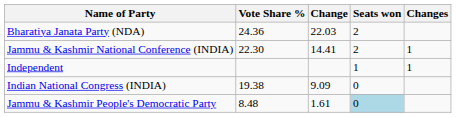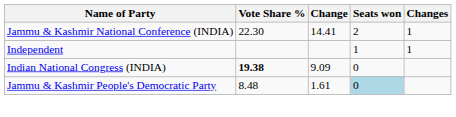- row: (76, 31)
(251, 85) normal -> (251, 67) bold
